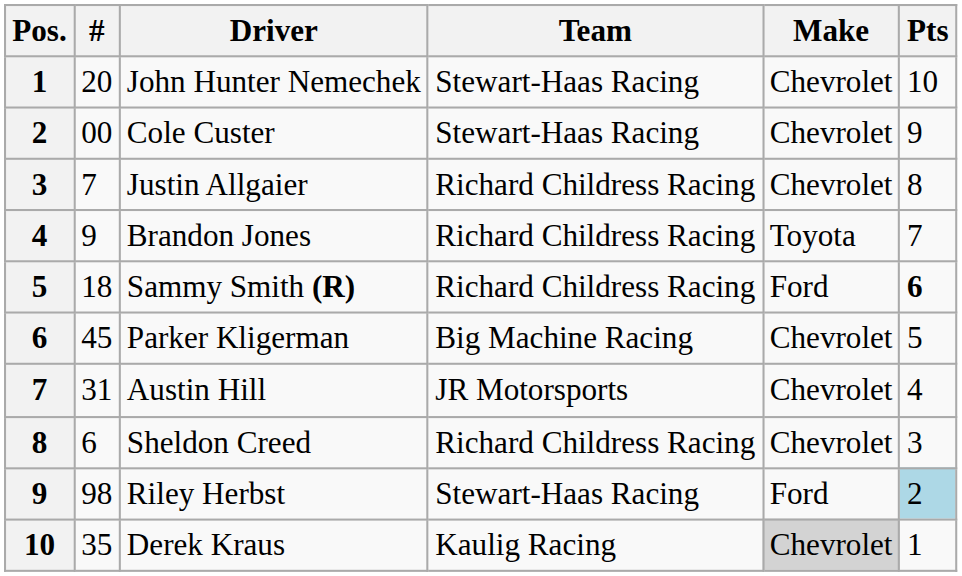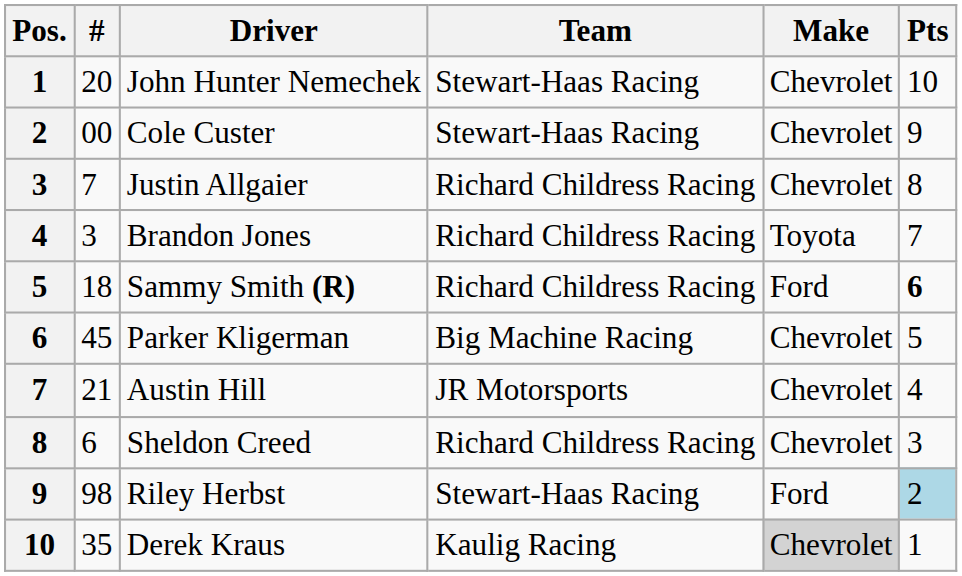(89, 235) 9 -> (89, 235) 3
(97, 390) 31 -> (97, 390) 21
